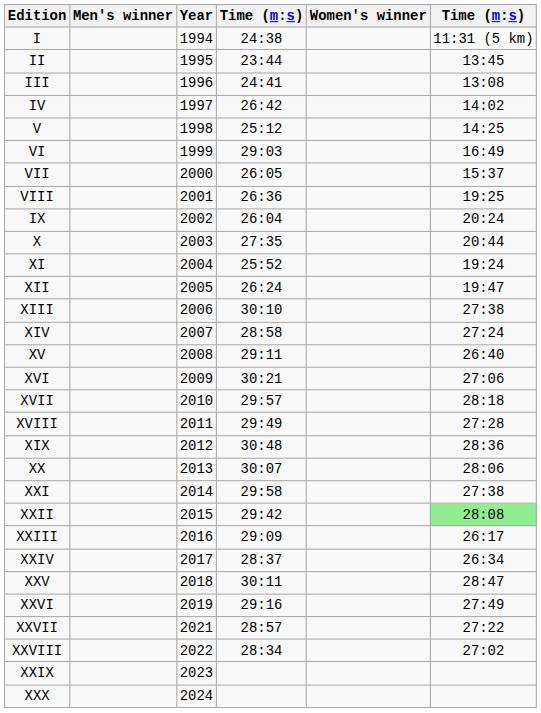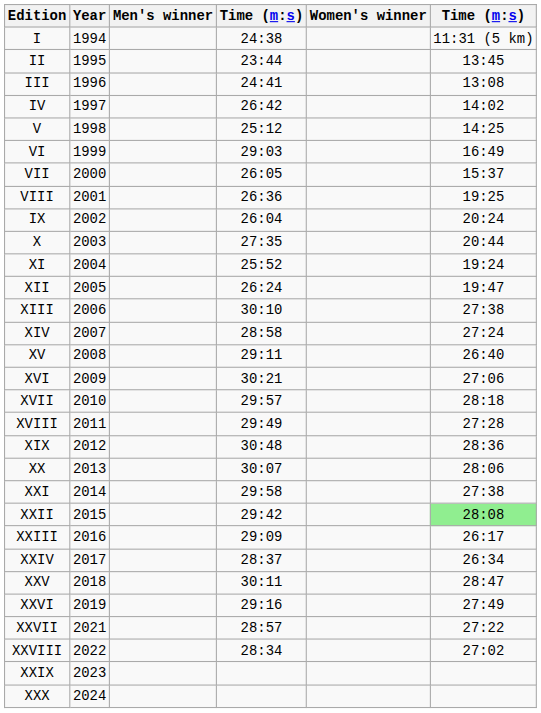columns swapped: (196, 16) <-> (123, 16)
